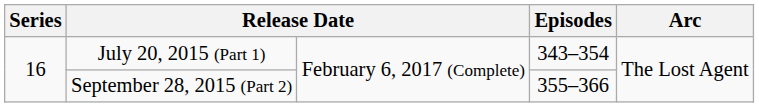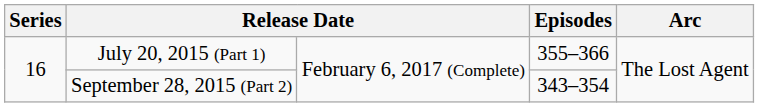(573, 53) 343–354 -> (573, 53) 355–366
(573, 85) 355–366 -> (573, 85) 343–354
